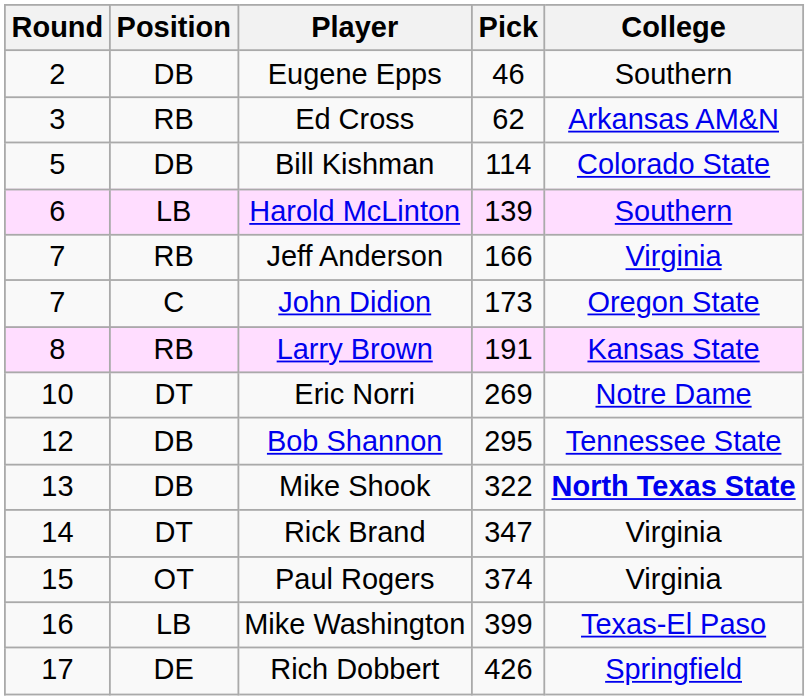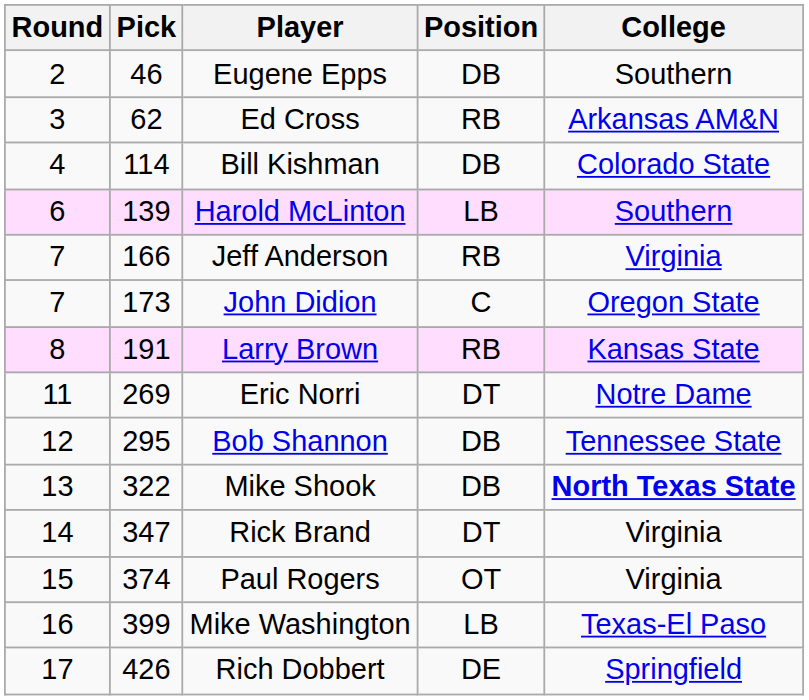columns swapped: (508, 27) <-> (174, 27)
(57, 165) 5 -> (57, 165) 4
(57, 394) 10 -> (57, 394) 11
